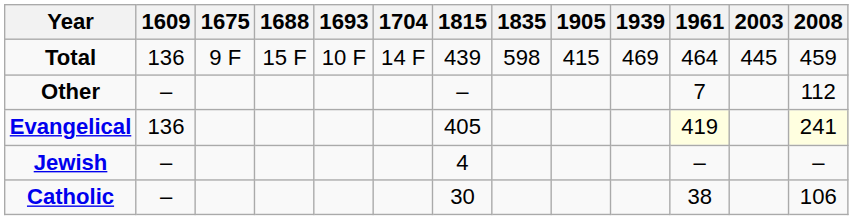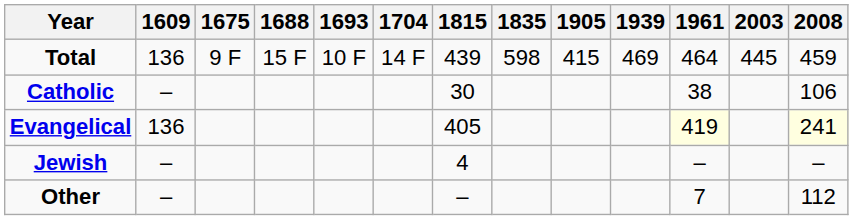rows swapped: (71, 197) <-> (71, 92)
